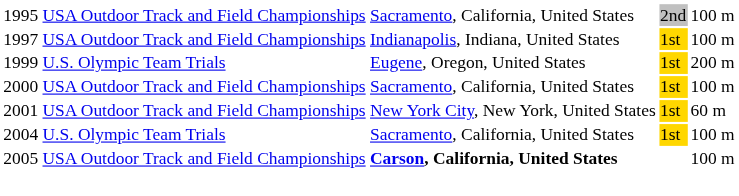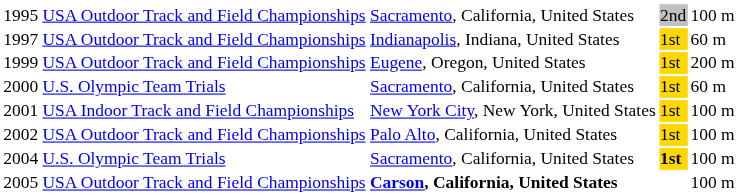(713, 39) 100 m -> (708, 39) 60 m
(134, 62) U.S. Olympic Team Trials -> (204, 62) USA Outdoor Track and Field Championships
(204, 86) USA Outdoor Track and Field Championships -> (134, 86) U.S. Olympic Team Trials
(713, 86) 100 m -> (708, 86) 60 m
(204, 110) USA Outdoor Track and Field Championships -> (198, 110) USA Indoor Track and Field Championships
(708, 110) 60 m -> (713, 110) 100 m
+ row: (21, 134)
(670, 134) normal -> (671, 158) bold
